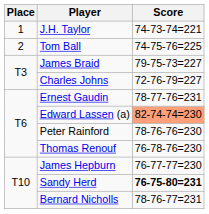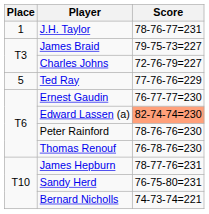(168, 30) 74-73-74=221 -> (168, 30) 78-76-77=231
- row: (60, 47)
+ row: (59, 81)
(168, 98) 78-77-76=231 -> (168, 98) 76-77-77=230
(168, 166) 76-77-77=230 -> (168, 166) 78-77-76=231
(168, 183) bold -> (168, 183) normal
(168, 200) 78-76-77=231 -> (168, 200) 74-73-74=221
